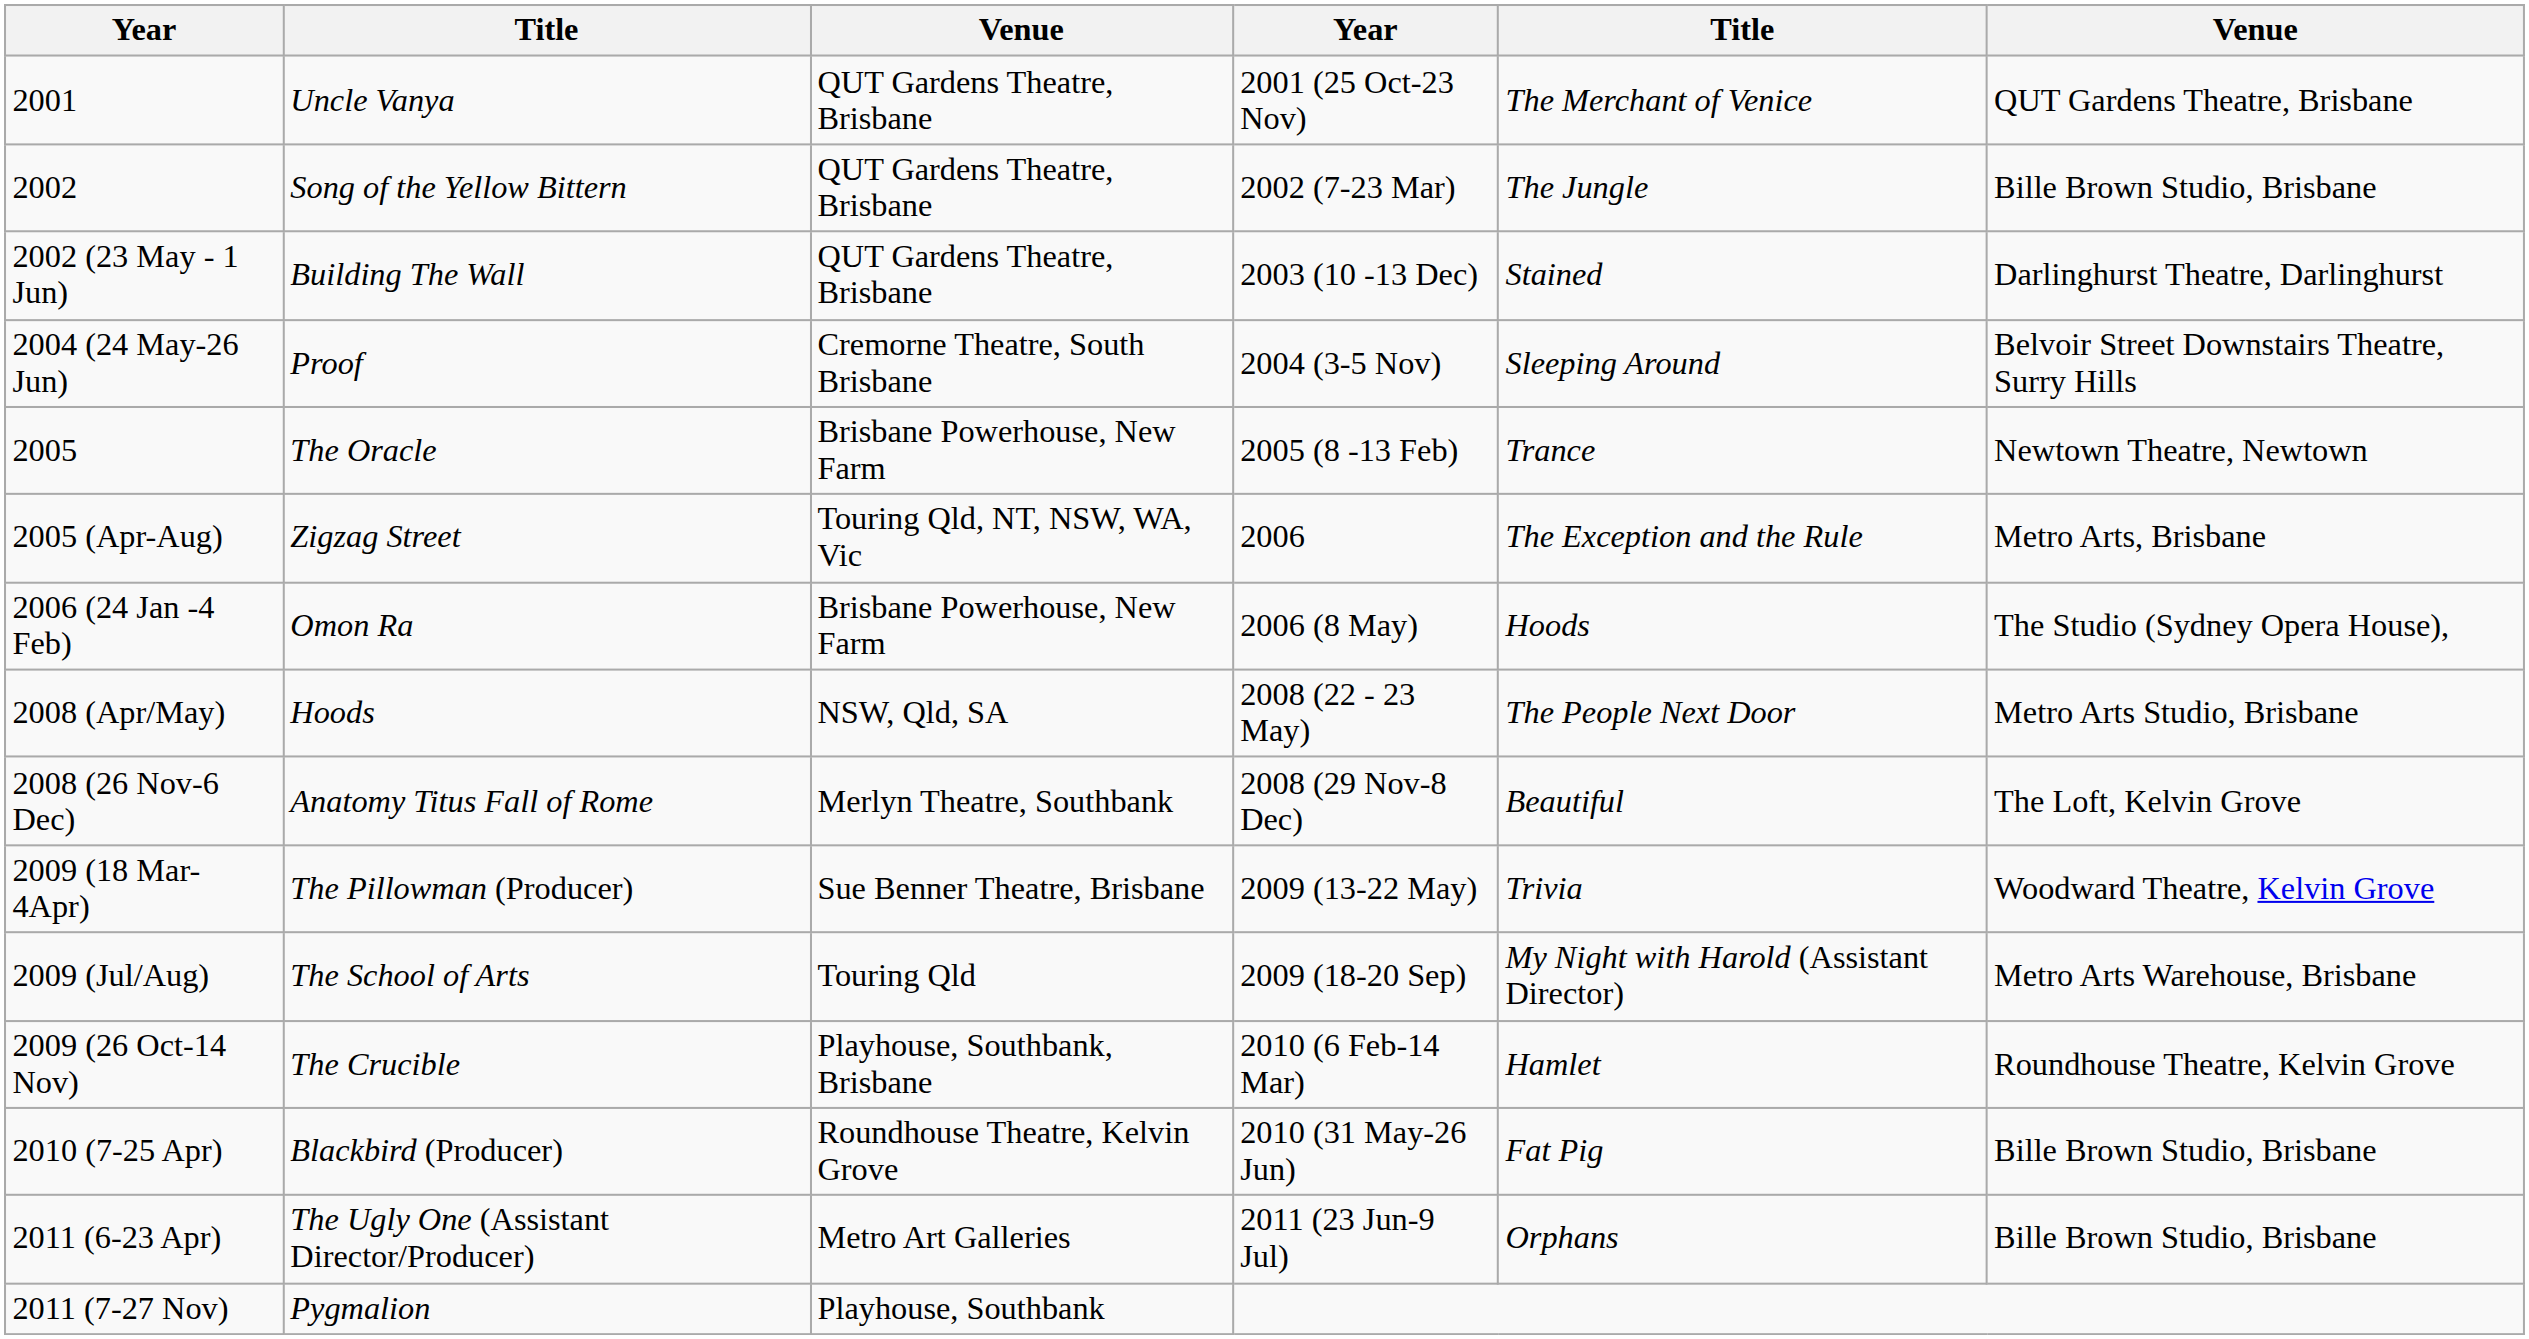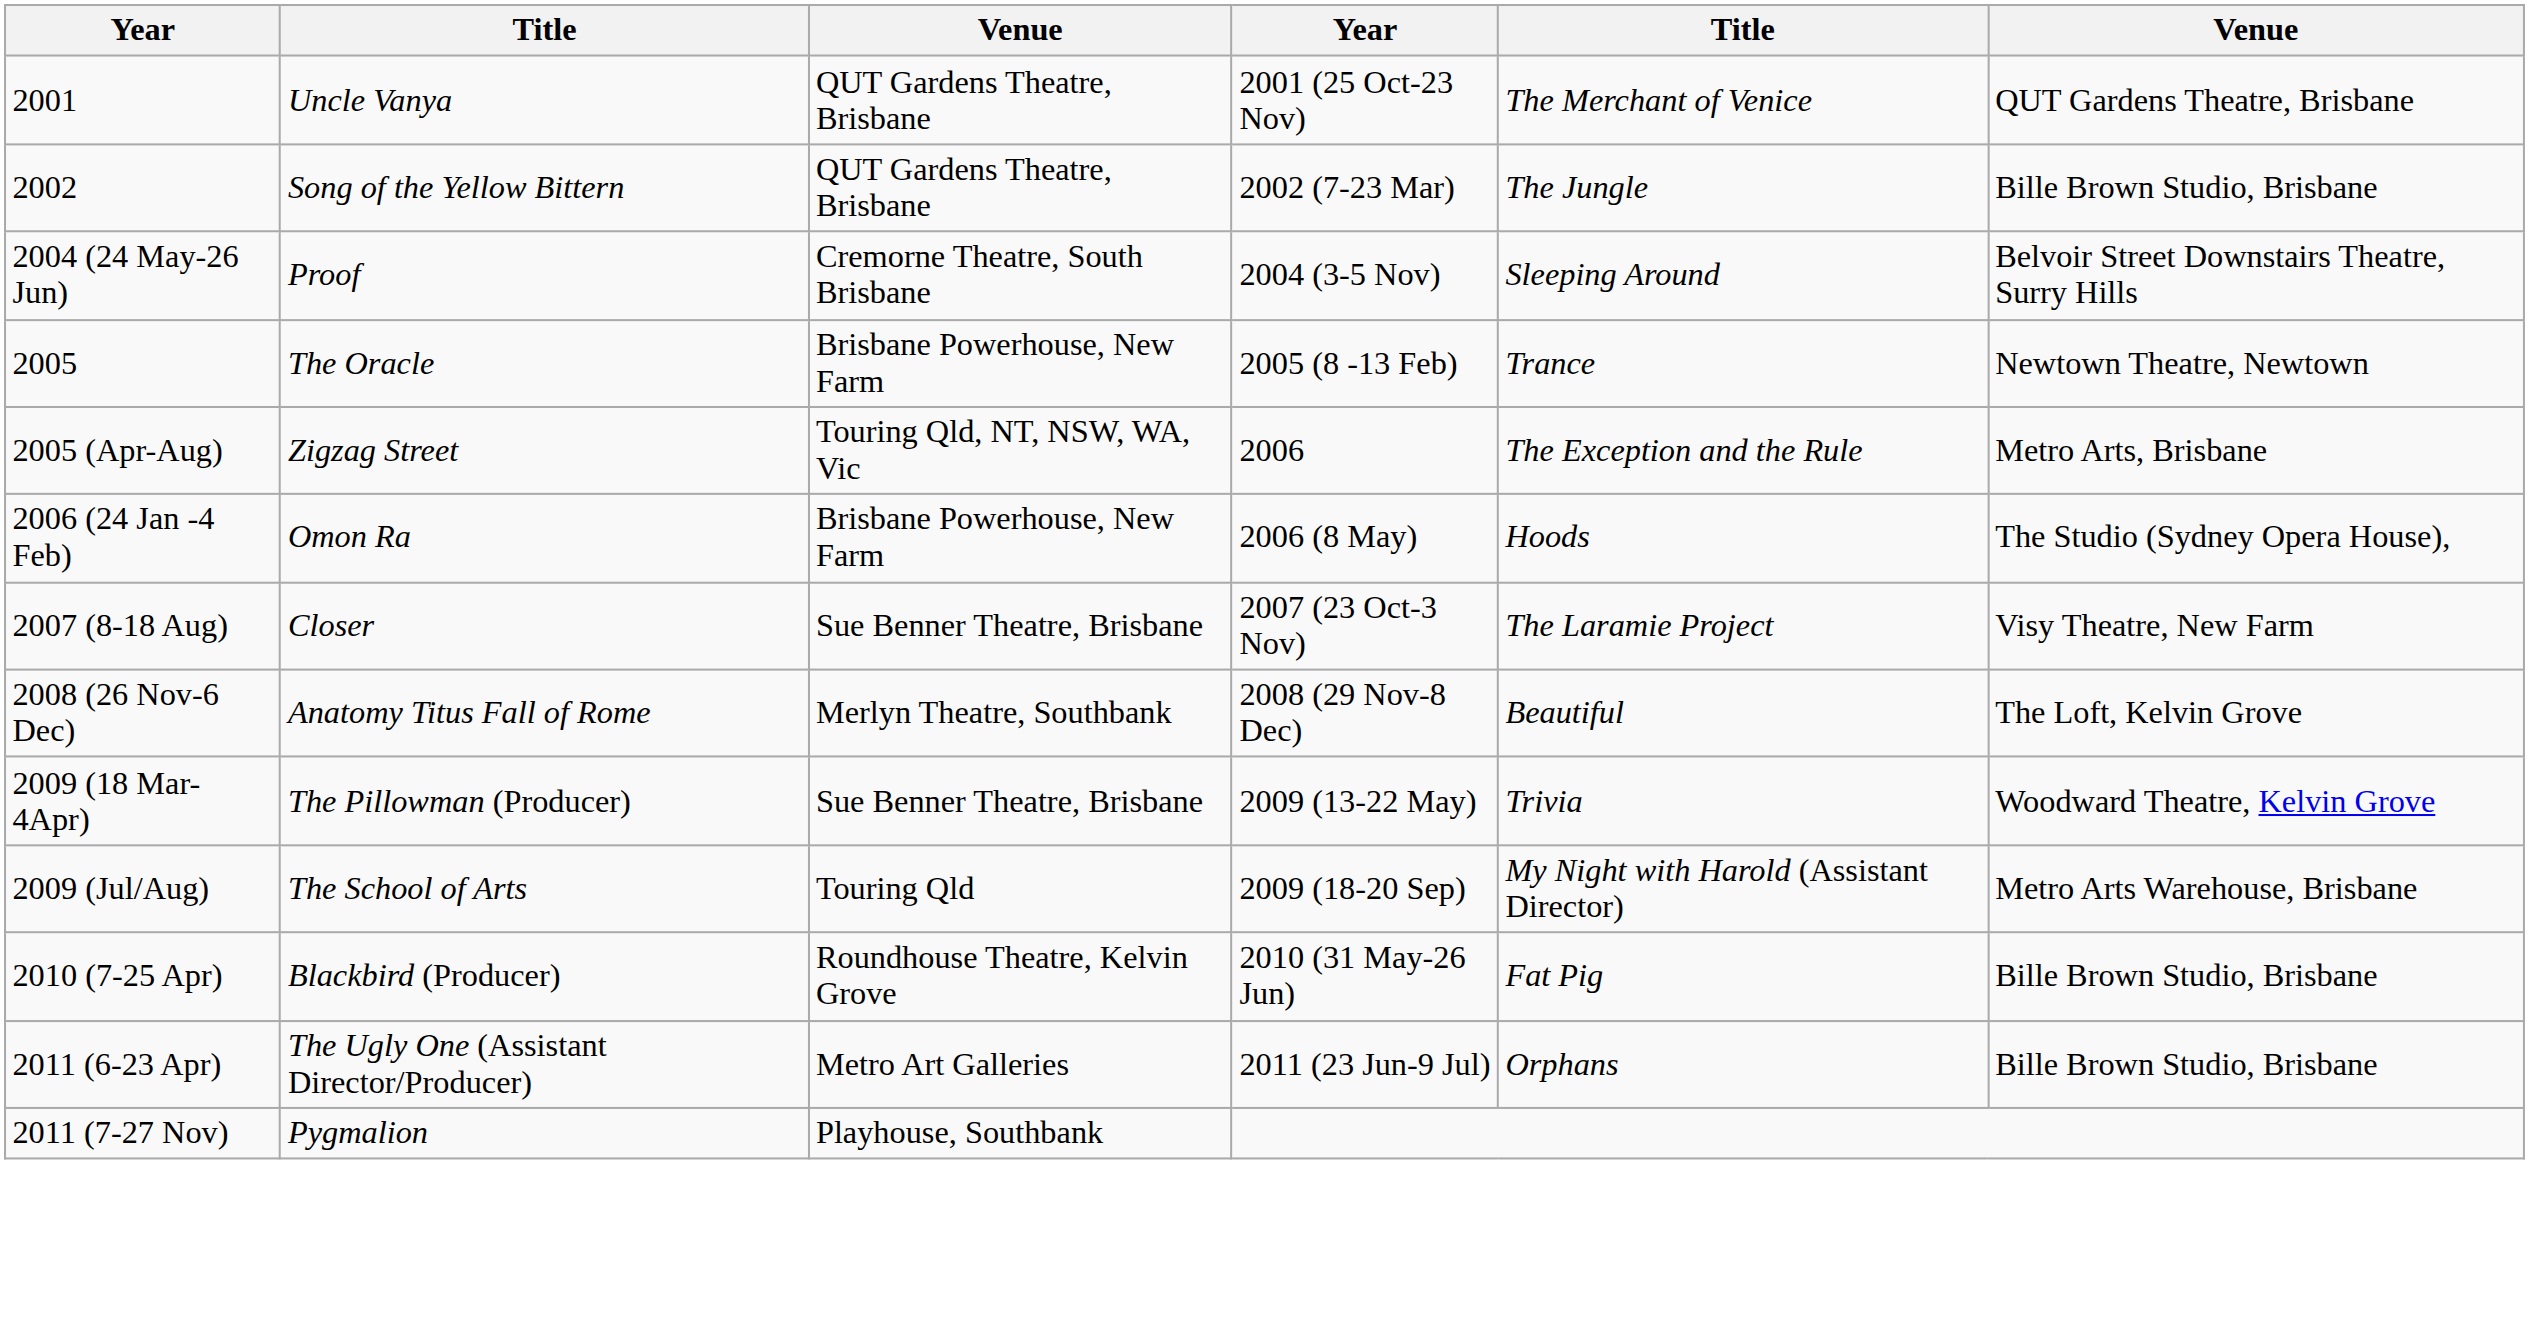- row: (126, 274)
+ row: (120, 625)
- row: (119, 712)
- row: (119, 1063)
